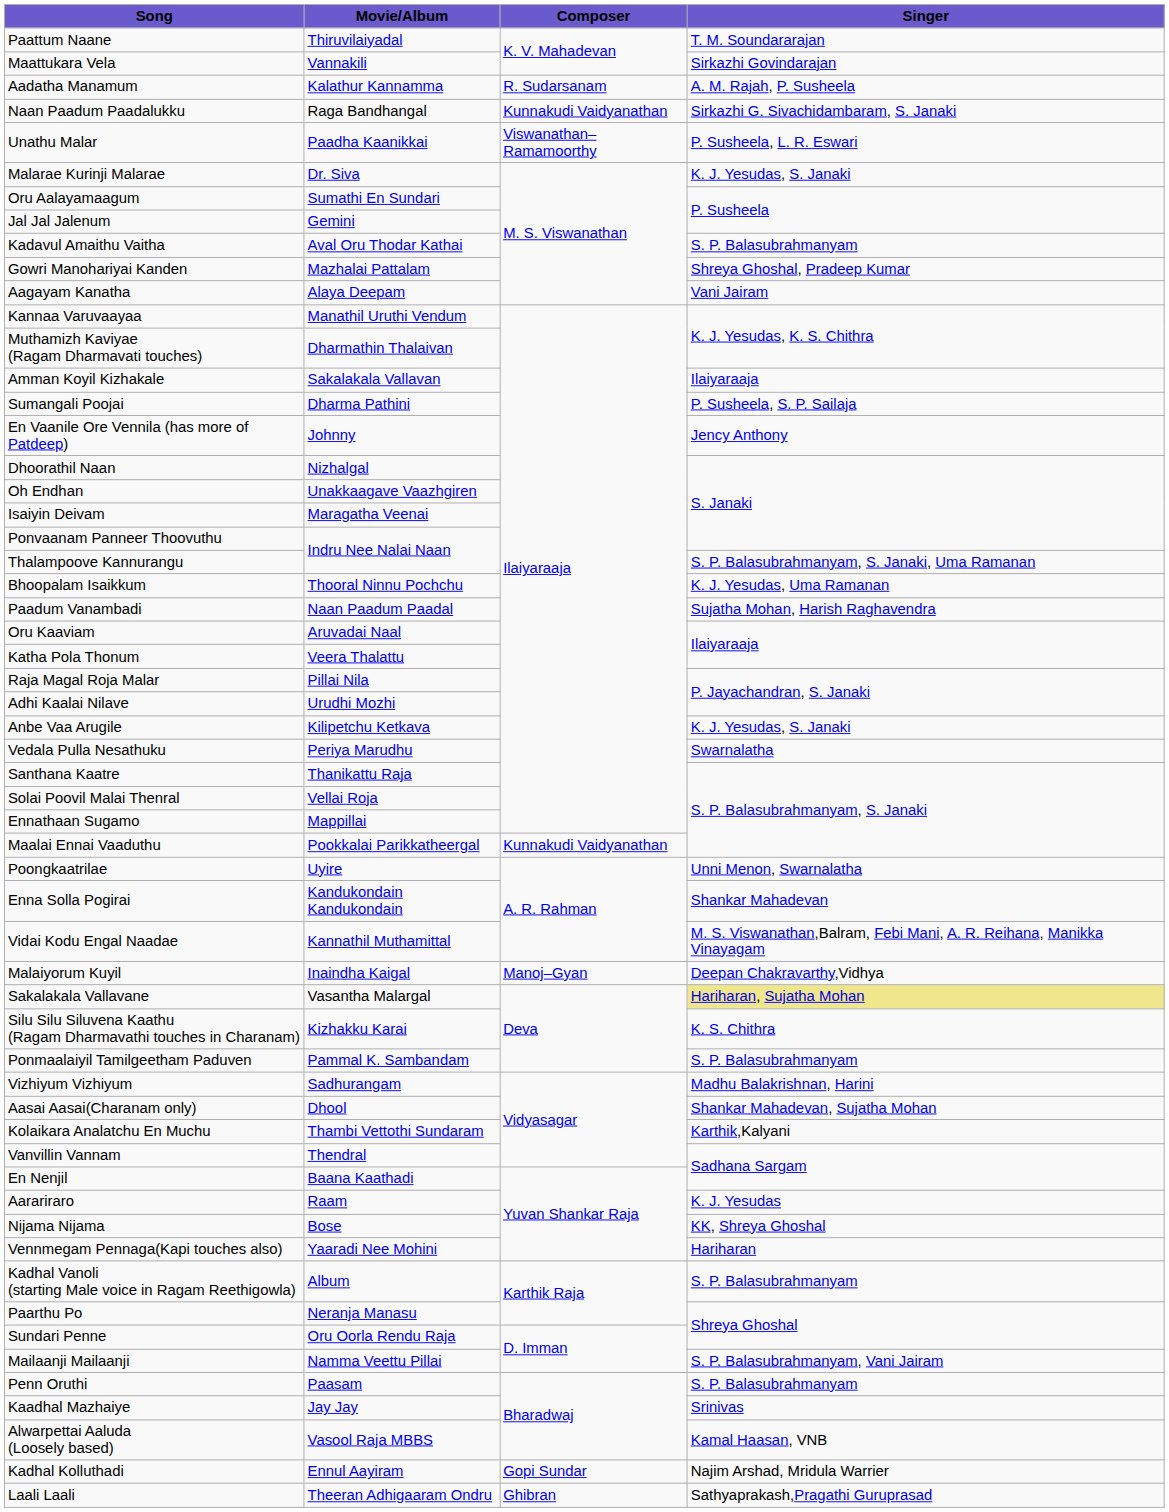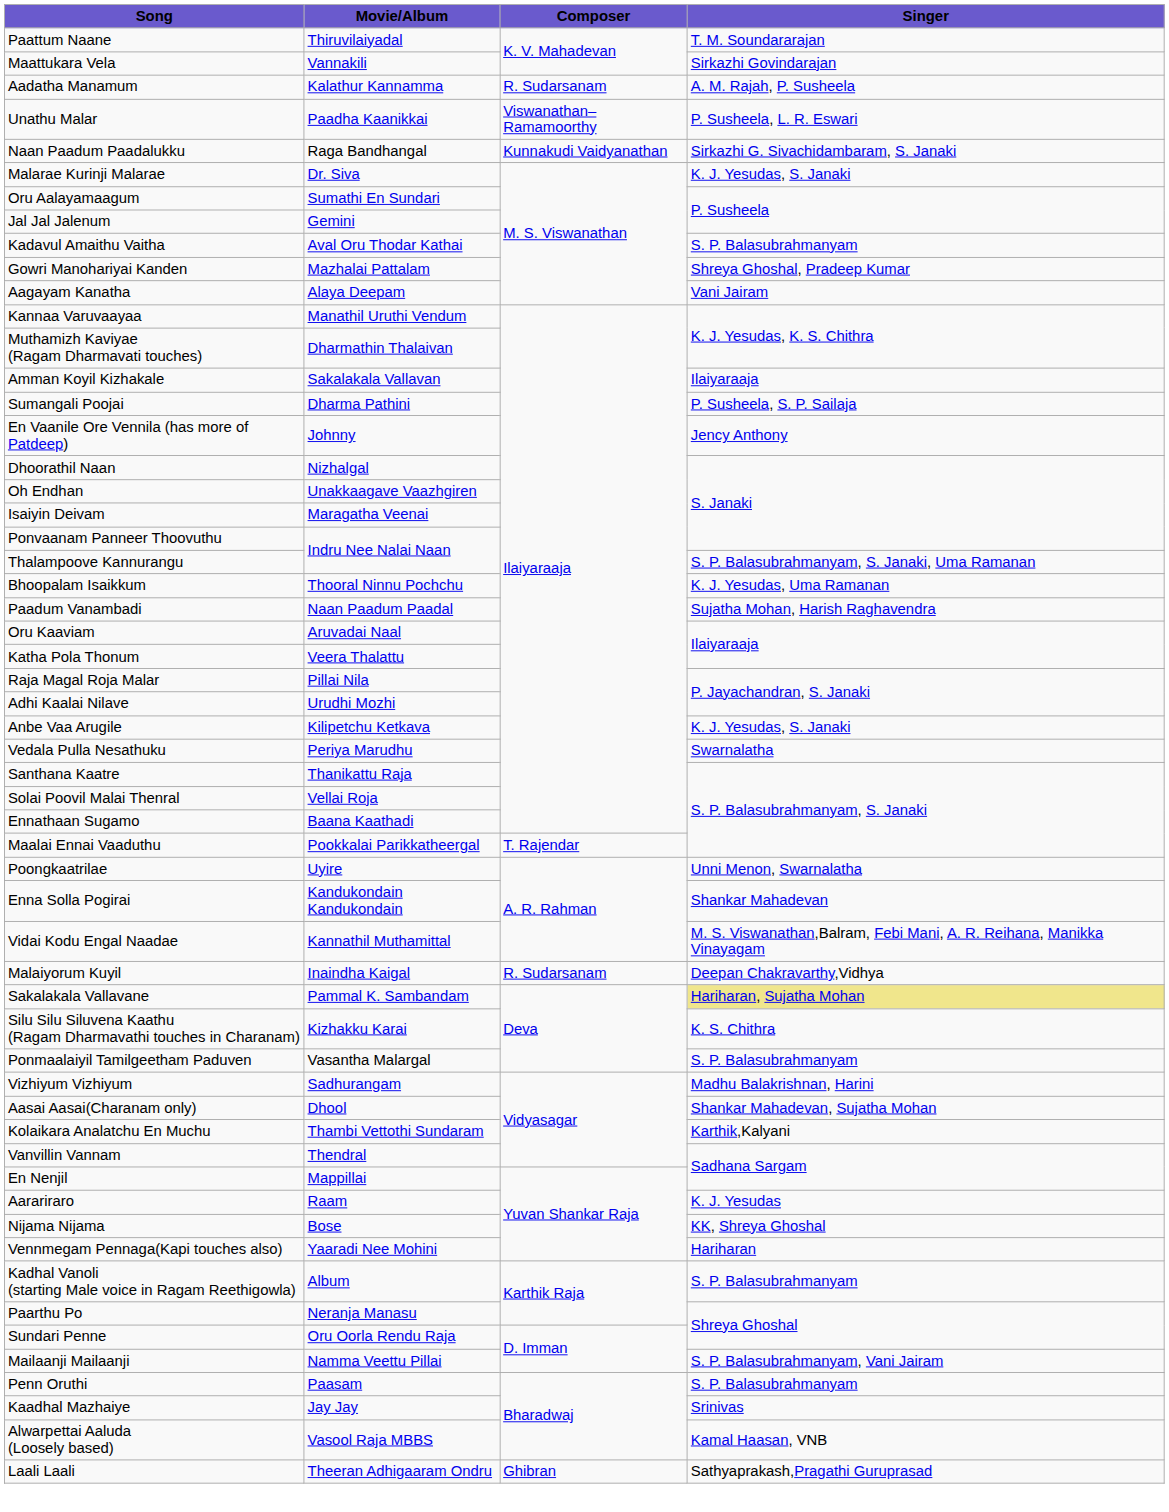rows swapped: (53, 142) <-> (96, 110)
(337, 821) Mappillai -> (361, 821) Baana Kaathadi
(585, 845) Kunnakudi Vaidyanathan -> (541, 845) T. Rajendar
(545, 973) Manoj–Gyan -> (555, 973) R. Sudarsanam
(369, 996) Vasantha Malargal -> (388, 996) Pammal K. Sambandam
(388, 1060) Pammal K. Sambandam -> (369, 1060) Vasantha Malargal
(361, 1178) Baana Kaathadi -> (337, 1178) Mappillai
- row: (66, 1471)
